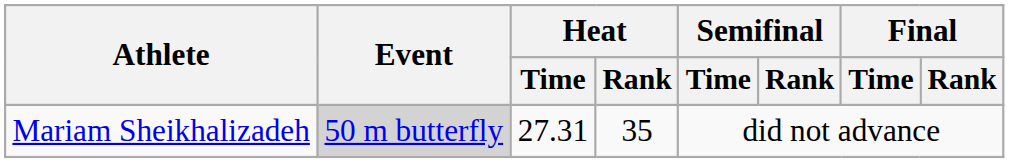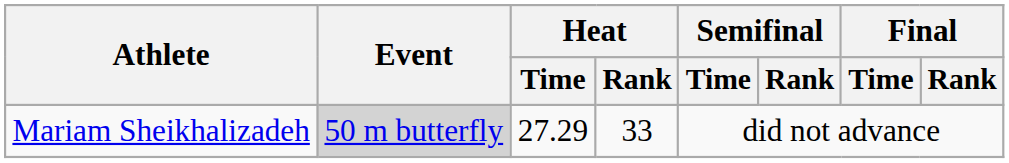(553, 130) 27.31 -> (553, 130) 27.29
(637, 130) 35 -> (637, 130) 33
